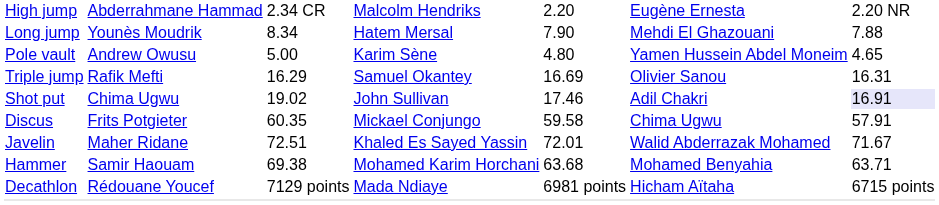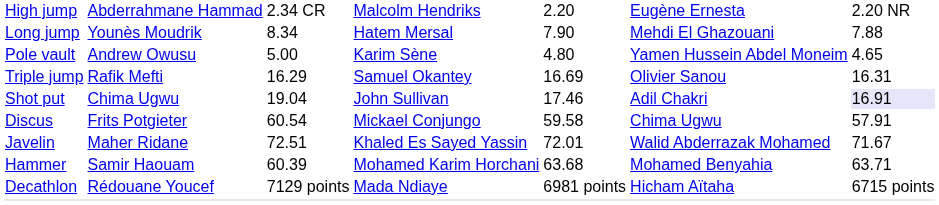(287, 98) 19.02 -> (287, 98) 19.04
(287, 120) 60.35 -> (287, 120) 60.54
(287, 164) 69.38 -> (287, 164) 60.39
